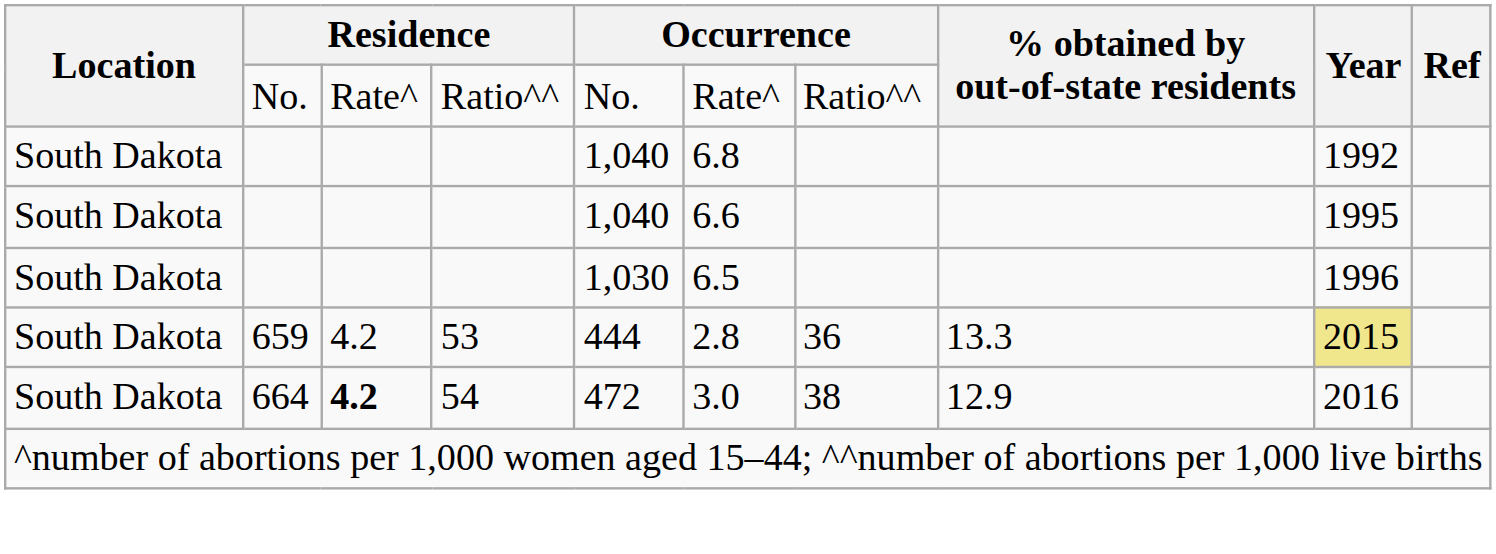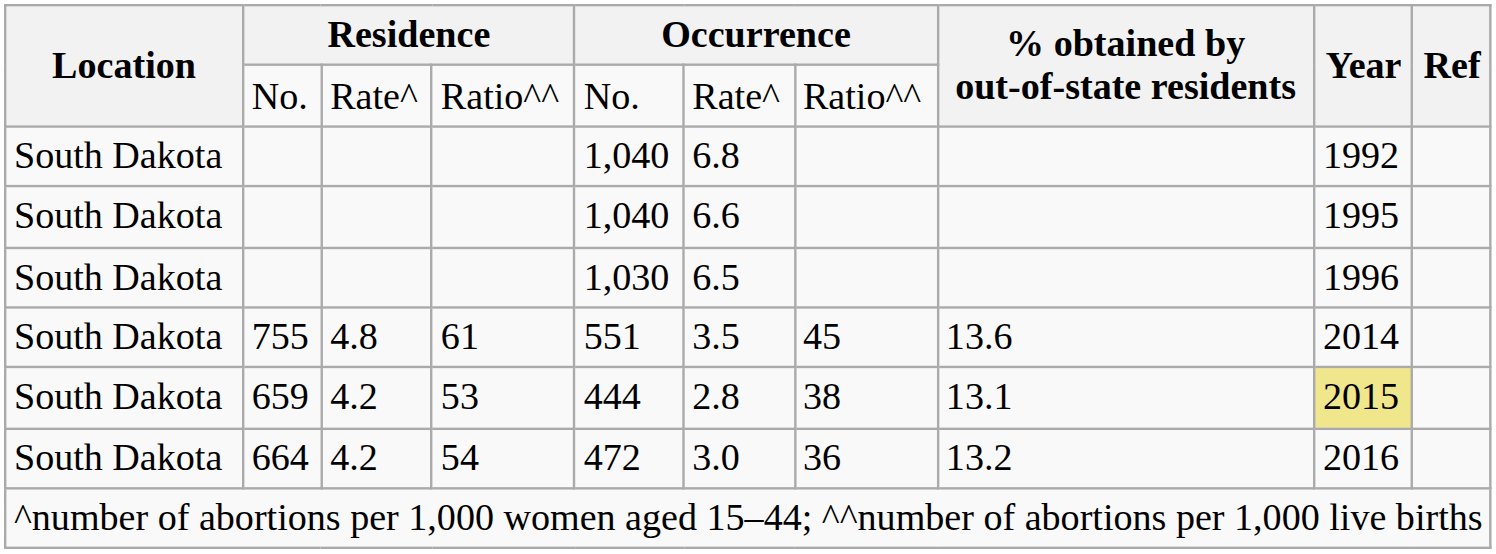+ row: (280, 336)
(822, 336) 36 -> (822, 397) 38
(979, 336) 13.3 -> (979, 397) 13.1
(354, 397) bold -> (354, 457) normal
(822, 397) 38 -> (822, 457) 36
(979, 397) 12.9 -> (979, 457) 13.2
